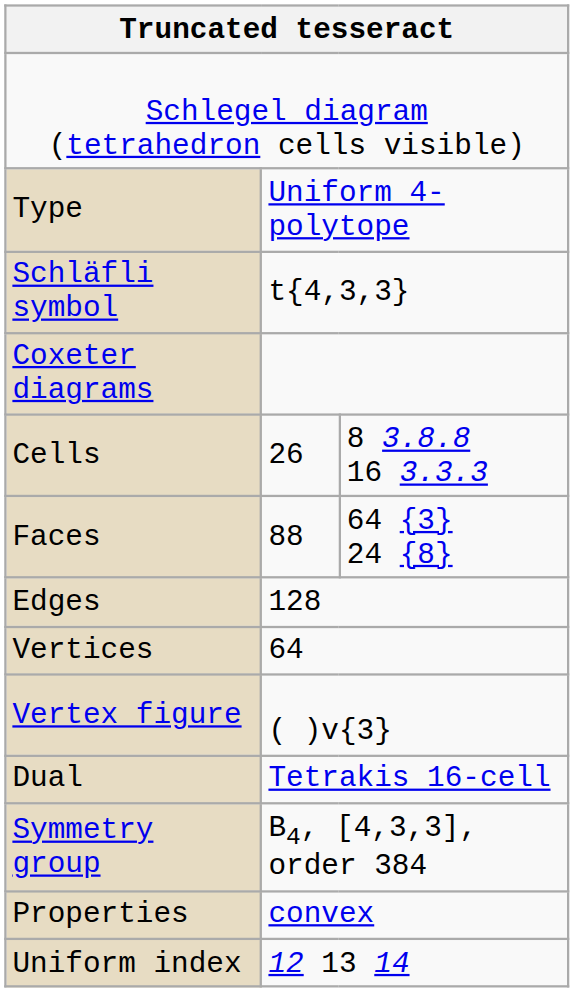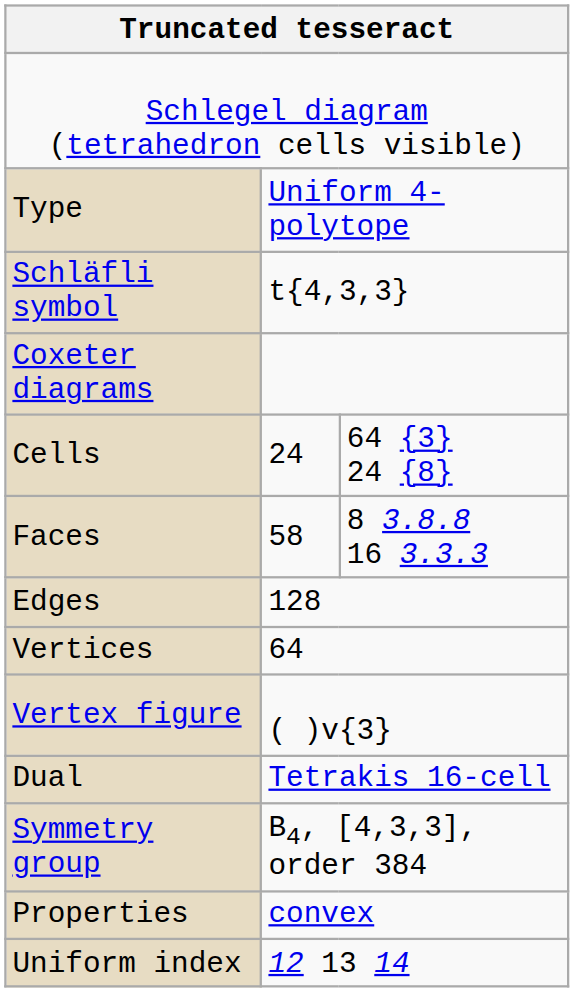(286, 455) 26 -> (286, 455) 24
(417, 455) 8 3.8.8 16 3.3.3 -> (400, 455) 64 {3} 24 {8}
(286, 537) 88 -> (286, 537) 58
(400, 537) 64 {3} 24 {8} -> (417, 537) 8 3.8.8 16 3.3.3
